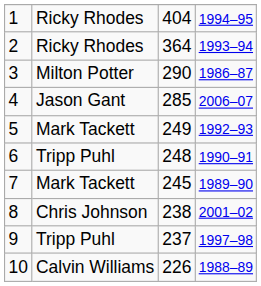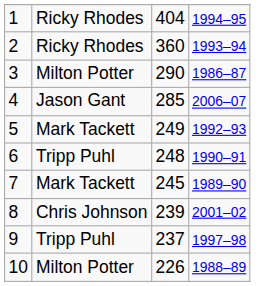(177, 45) 364 -> (170, 45) 360
(177, 211) 238 -> (170, 211) 239
(95, 267) Calvin Williams -> (85, 267) Milton Potter
